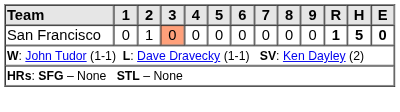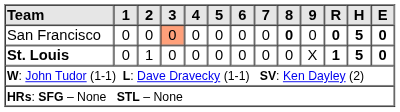(149, 35) 1 -> (149, 35) 0
(289, 35) normal -> (289, 35) bold
(336, 35) 1 -> (336, 35) 0
+ row: (38, 55)
